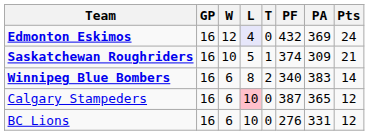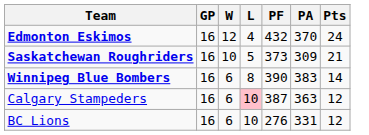- column: (268, 15)
(251, 36) lavender background -> (251, 36) no background
(319, 36) 369 -> (306, 36) 370
(290, 57) 374 -> (276, 57) 373
(290, 78) 340 -> (276, 78) 390
(319, 99) 365 -> (306, 99) 363
